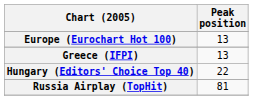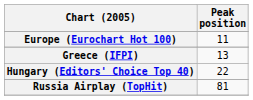(223, 39) 13 -> (223, 39) 11
